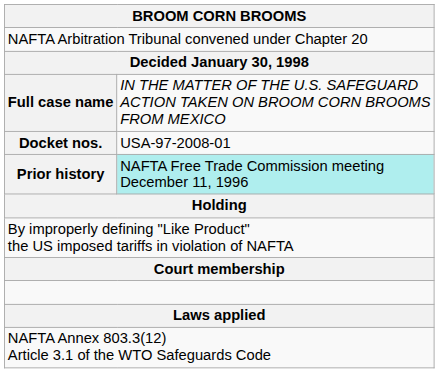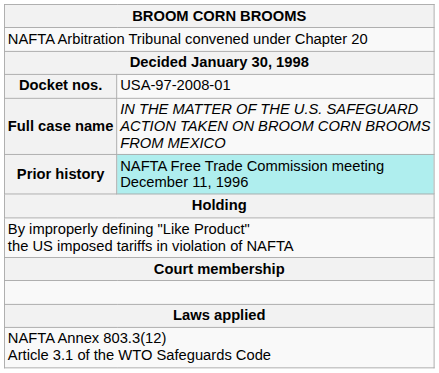rows swapped: (61, 102) <-> (61, 142)
